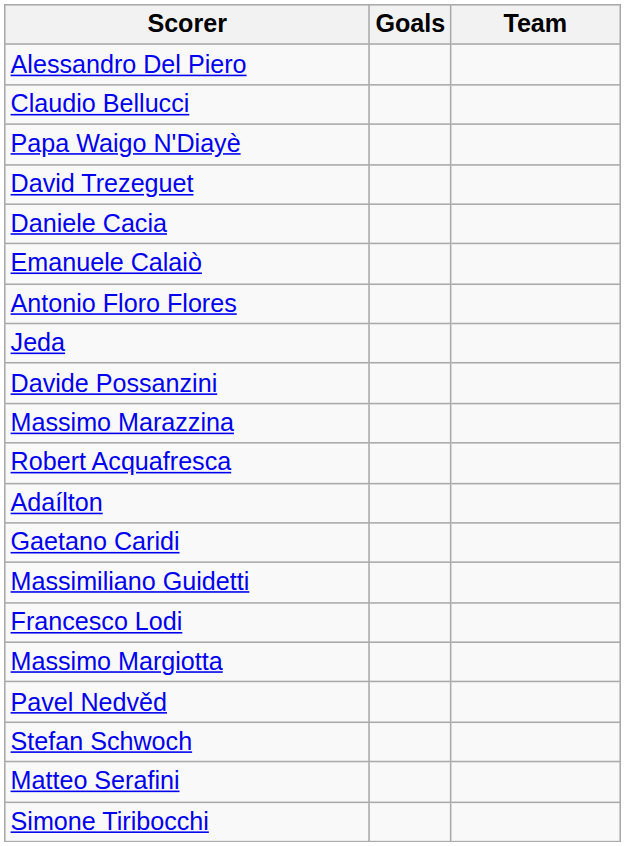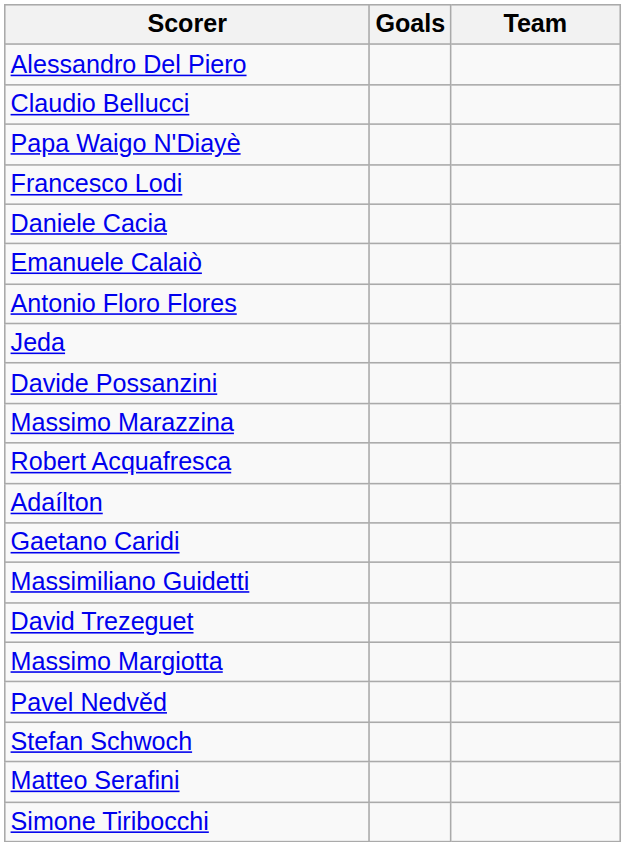rows swapped: (102, 183) <-> (96, 622)
